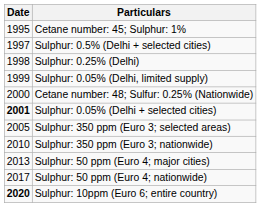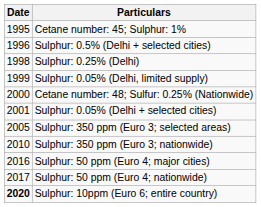(18, 45) 1997 -> (18, 45) 1996
(18, 111) bold -> (18, 111) normal
(18, 161) 2013 -> (18, 161) 2016
